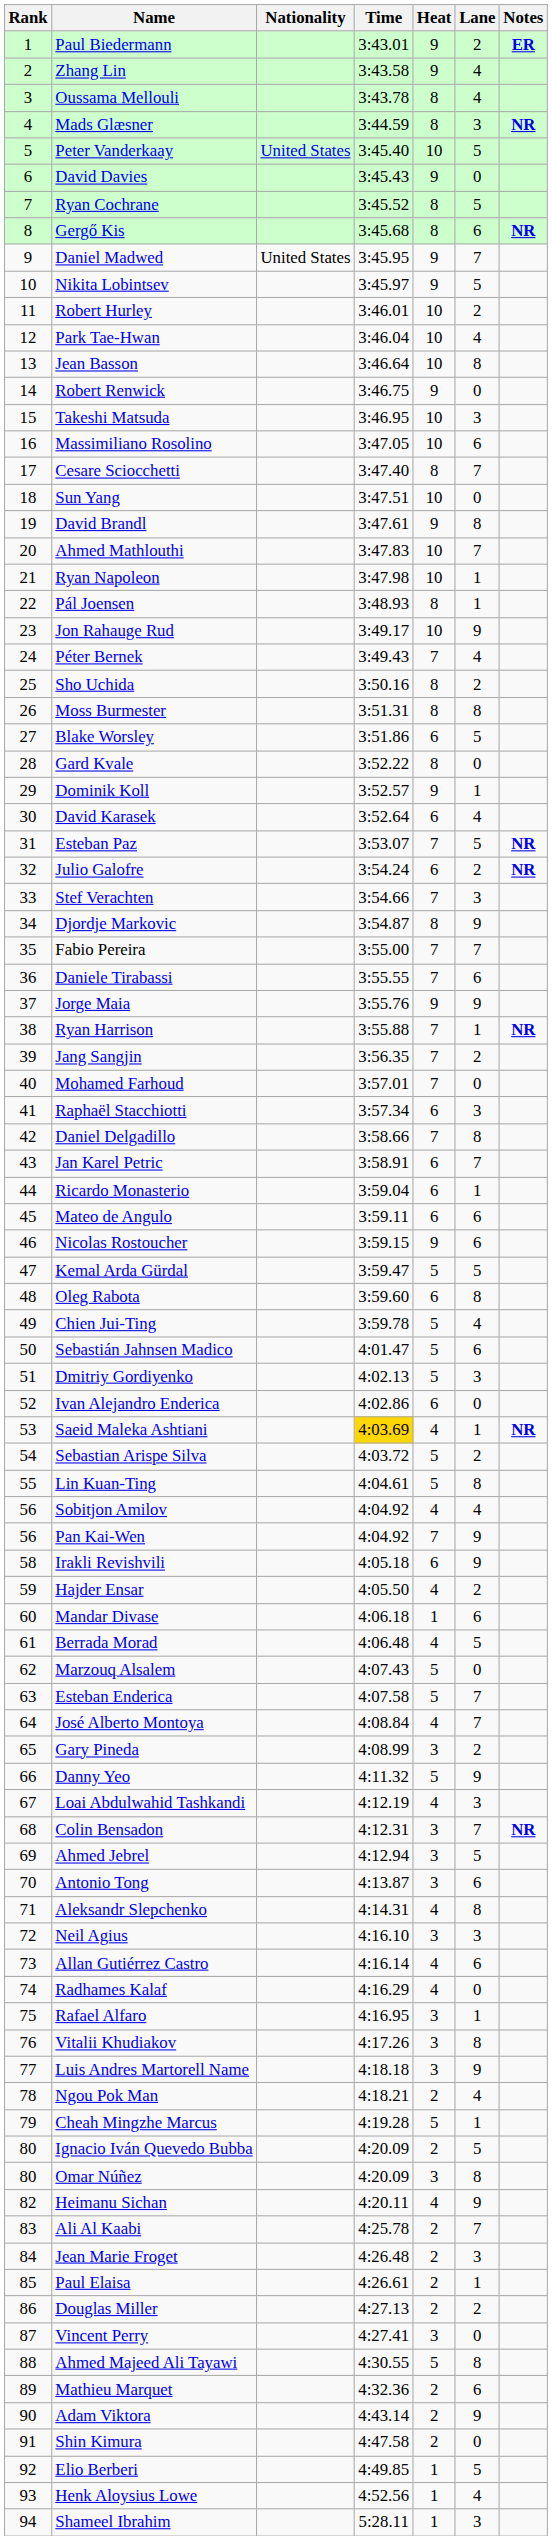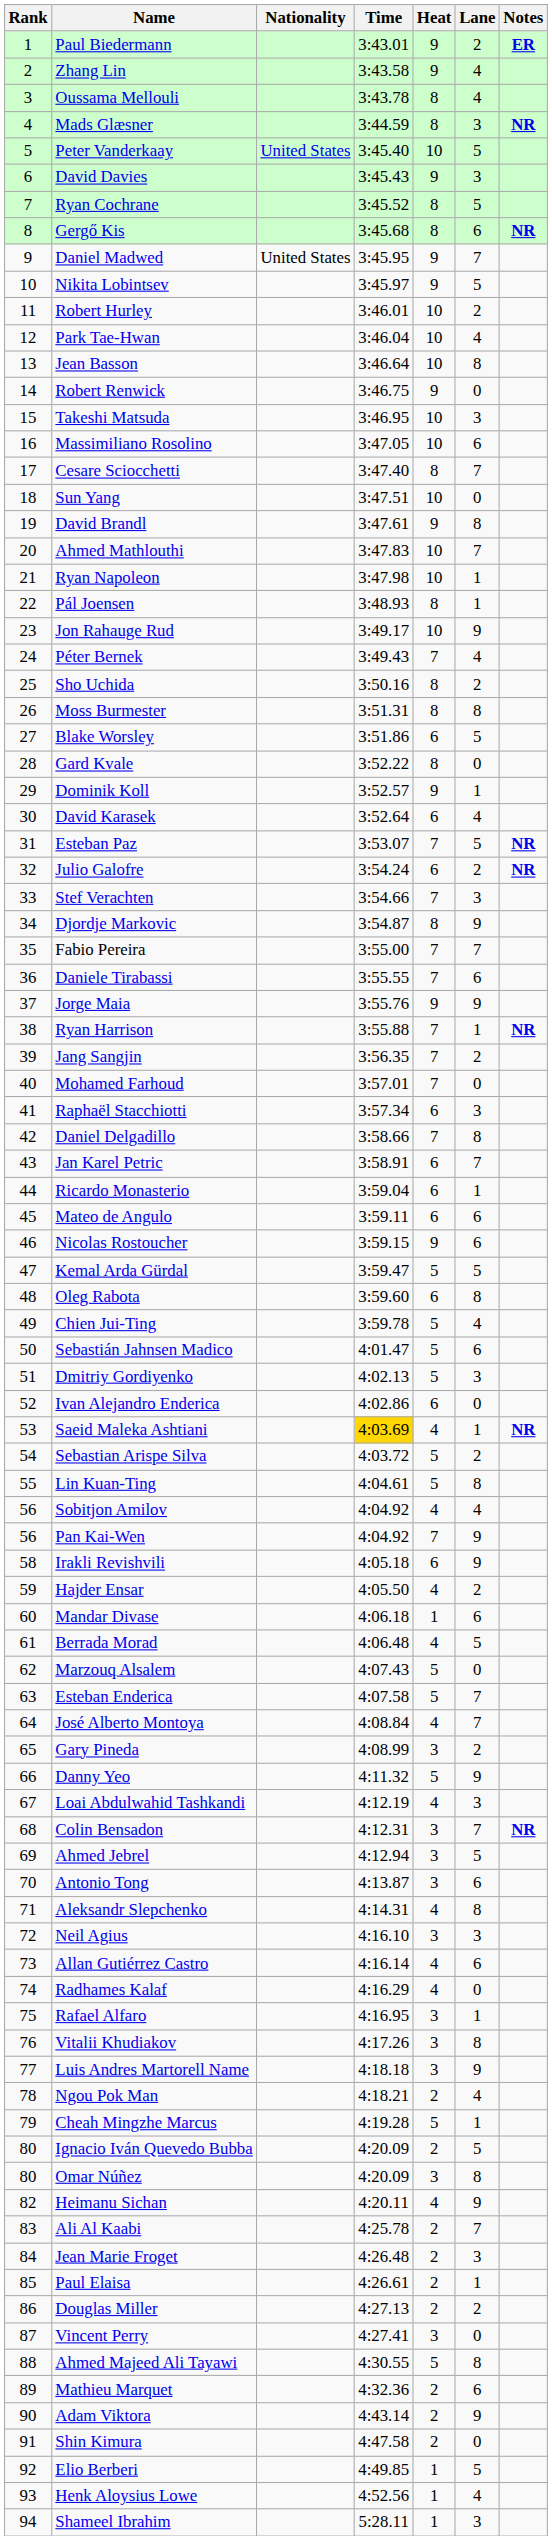(477, 177) 0 -> (477, 177) 3
